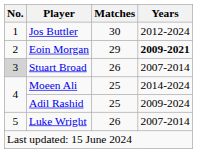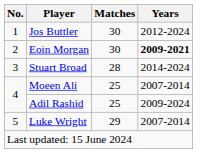(115, 49) 29 -> (115, 49) 30
(15, 67) lightgrey background -> (15, 67) no background
(115, 67) 26 -> (115, 67) 28
(165, 67) 2007-2014 -> (165, 67) 2014-2024
(165, 85) 2014-2024 -> (165, 85) 2007-2014
(115, 121) 26 -> (115, 121) 29
